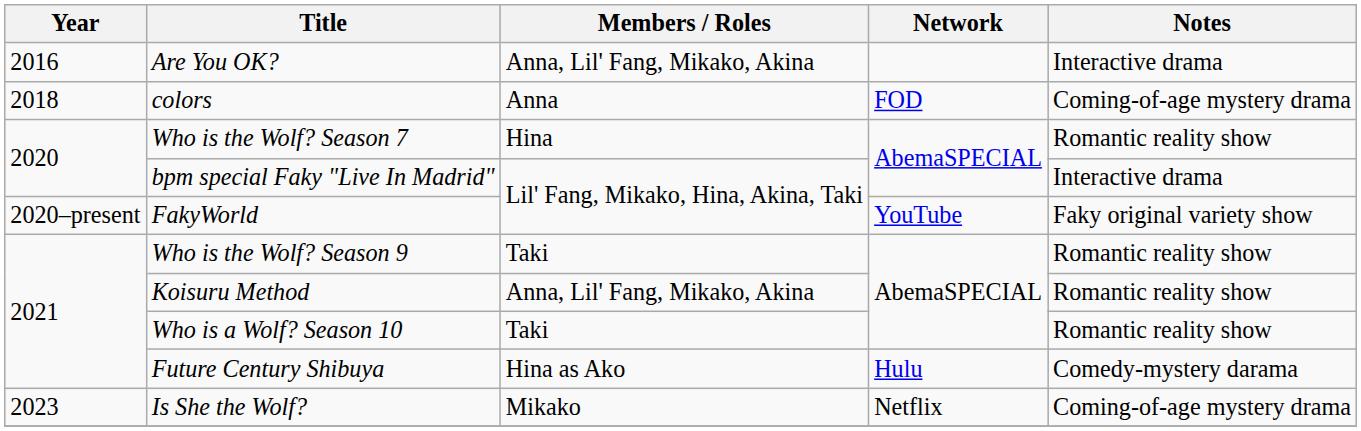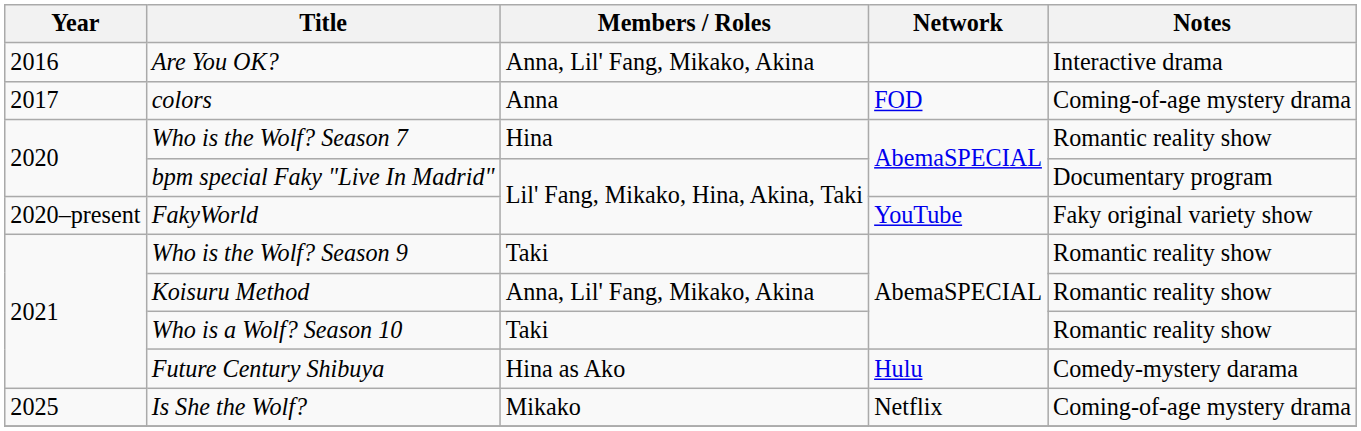(34, 100) 2018 -> (34, 100) 2017
(1138, 176) Interactive drama -> (1163, 176) Documentary program
(34, 406) 2023 -> (34, 406) 2025
